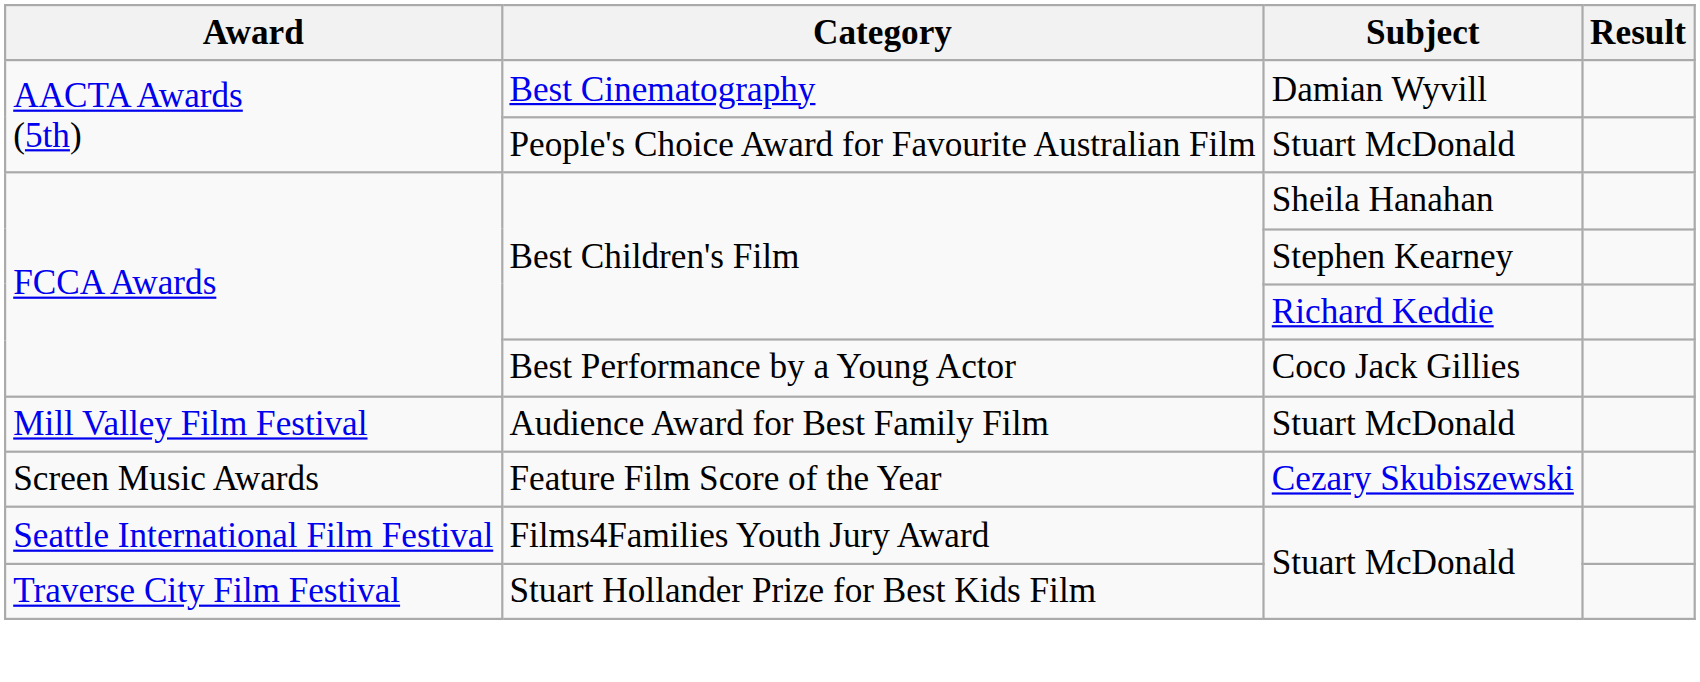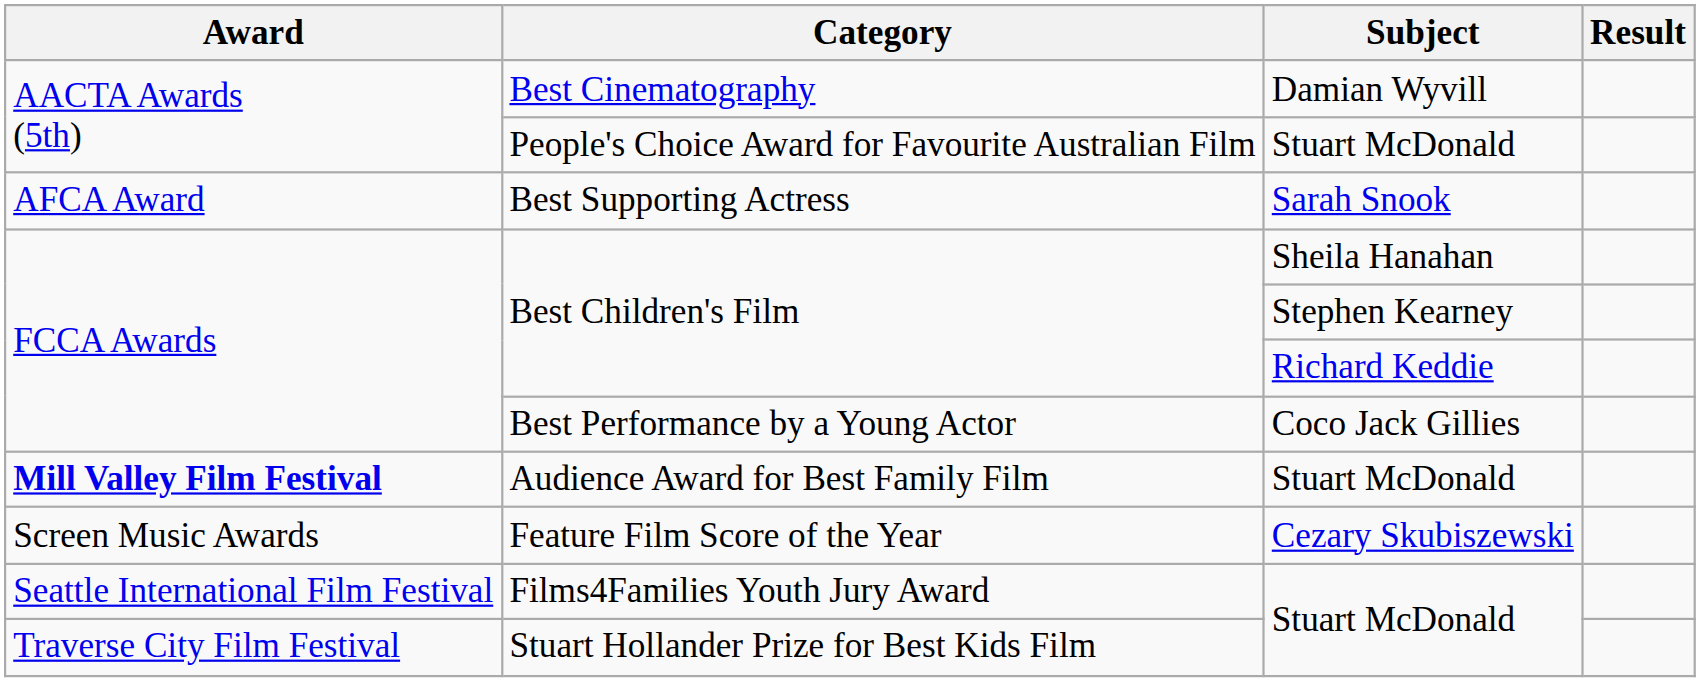+ row: (680, 199)
(190, 423) normal -> (198, 479) bold
